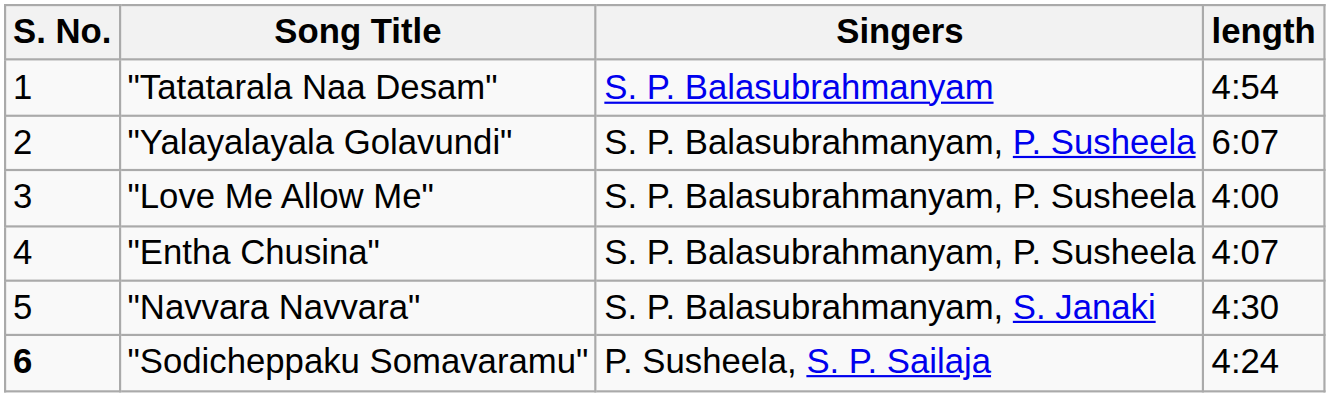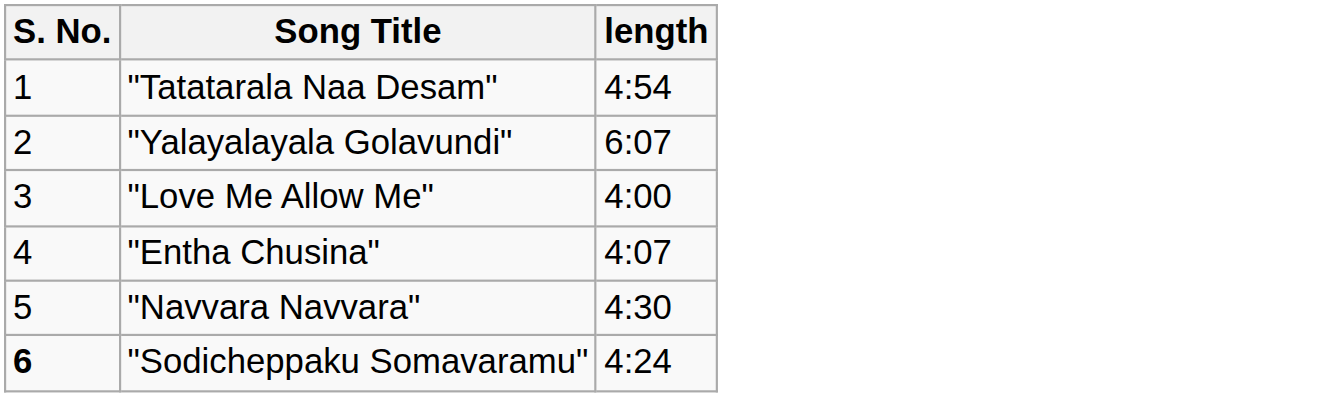- column: (900, 32)
